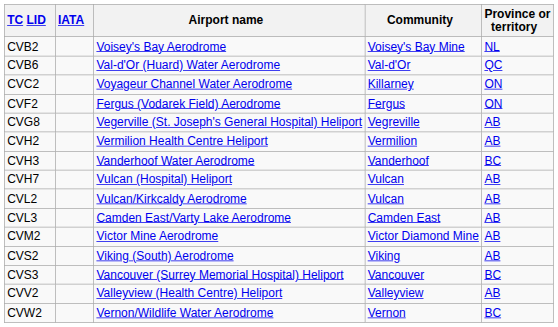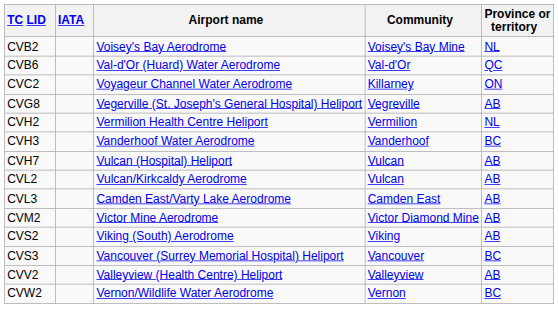- row: (22, 103)
(492, 141) AB -> (492, 122) NL
